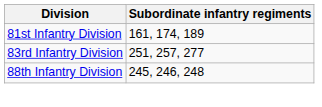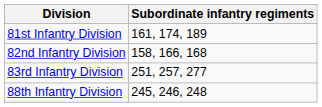+ row: (66, 53)
